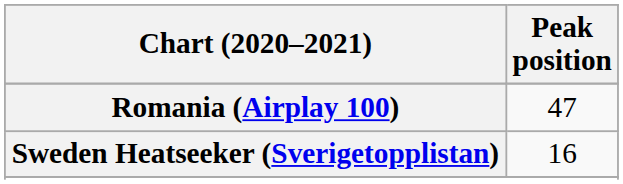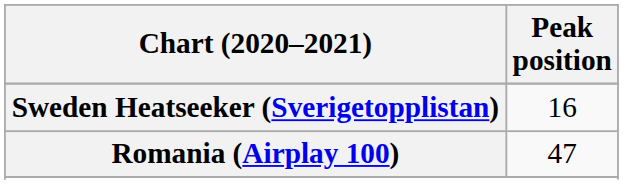rows swapped: (255, 107) <-> (255, 153)
